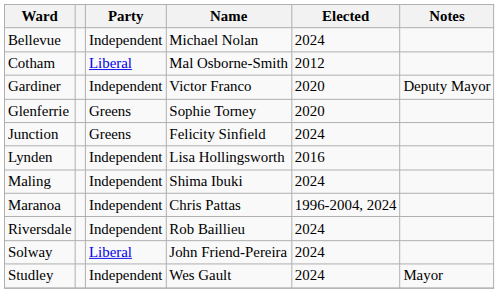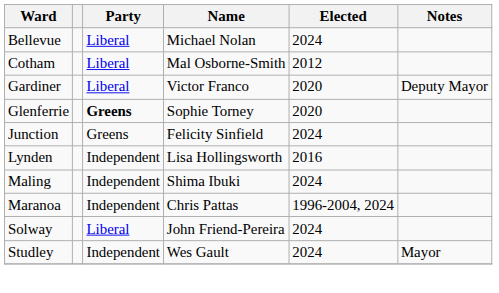(126, 39) Independent -> (108, 39) Liberal
(126, 87) Independent -> (108, 87) Liberal
(110, 110) normal -> (109, 110) bold
- row: (40, 228)
